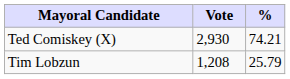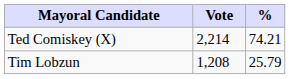(213, 39) 2,930 -> (213, 39) 2,214
